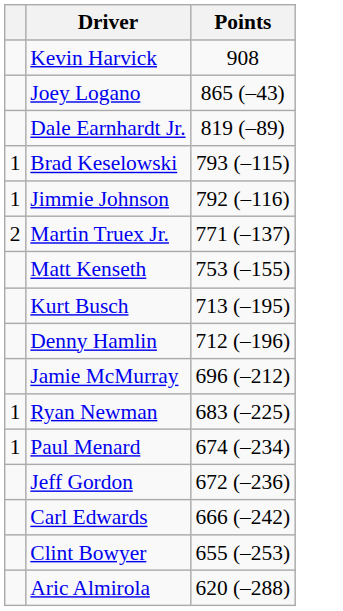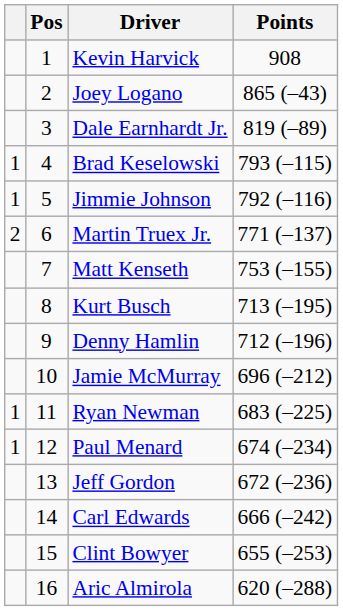+ column: (46, 22)
